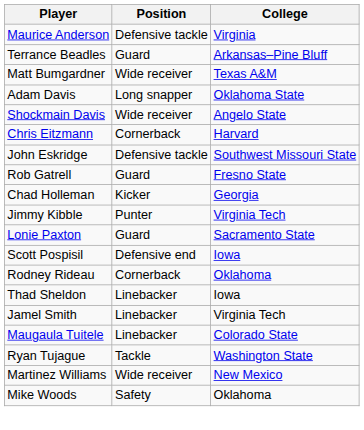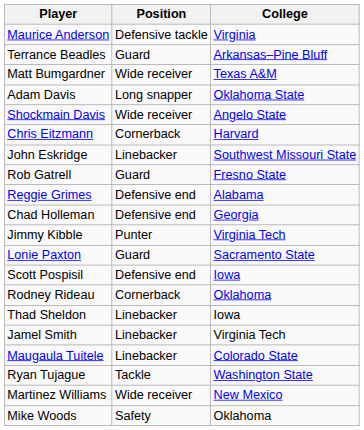(161, 154) Defensive tackle -> (146, 154) Linebacker
+ row: (49, 194)
(133, 194) Kicker -> (155, 214) Defensive end
